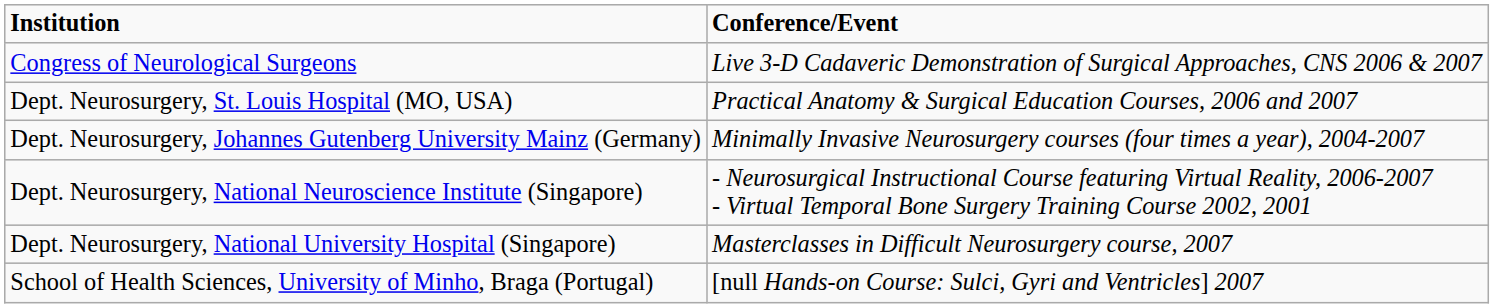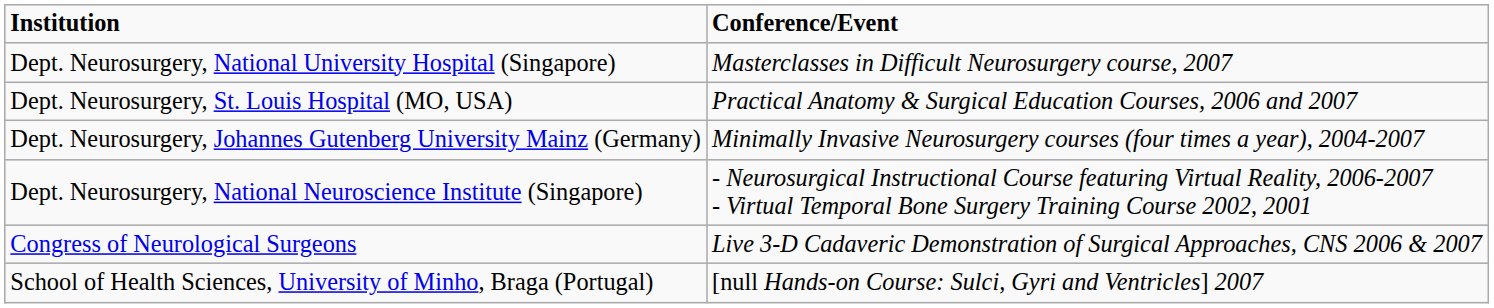rows swapped: (183, 62) <-> (313, 243)
